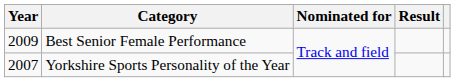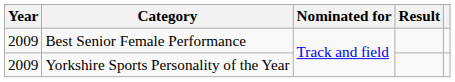(23, 64) 2007 -> (23, 64) 2009
